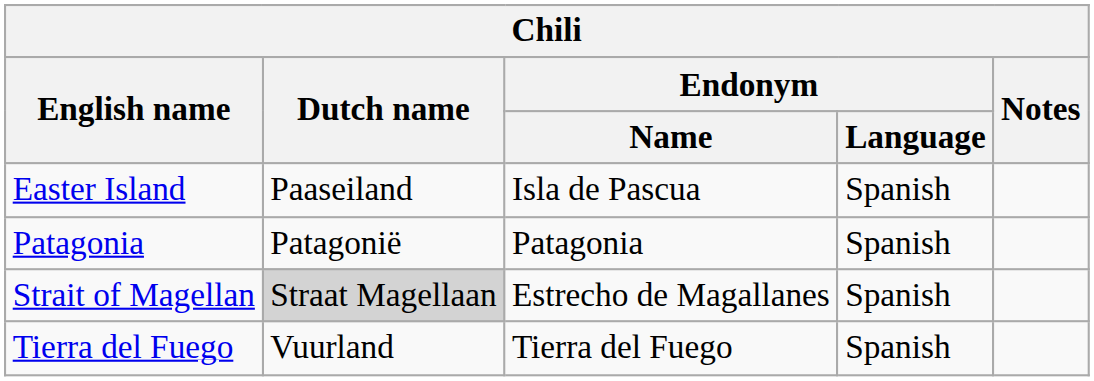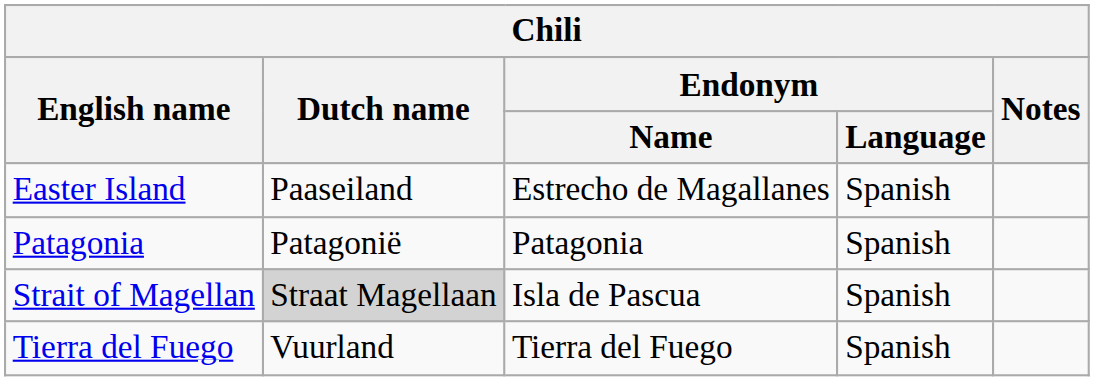(606, 189) Isla de Pascua -> (671, 189) Estrecho de Magallanes
(671, 294) Estrecho de Magallanes -> (606, 294) Isla de Pascua
